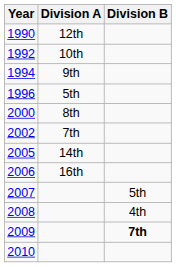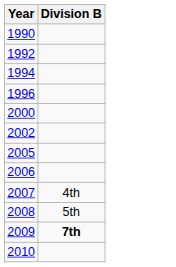- column: (71, 14)
(138, 192) 5th -> (71, 192) 4th
(138, 212) 4th -> (71, 212) 5th
